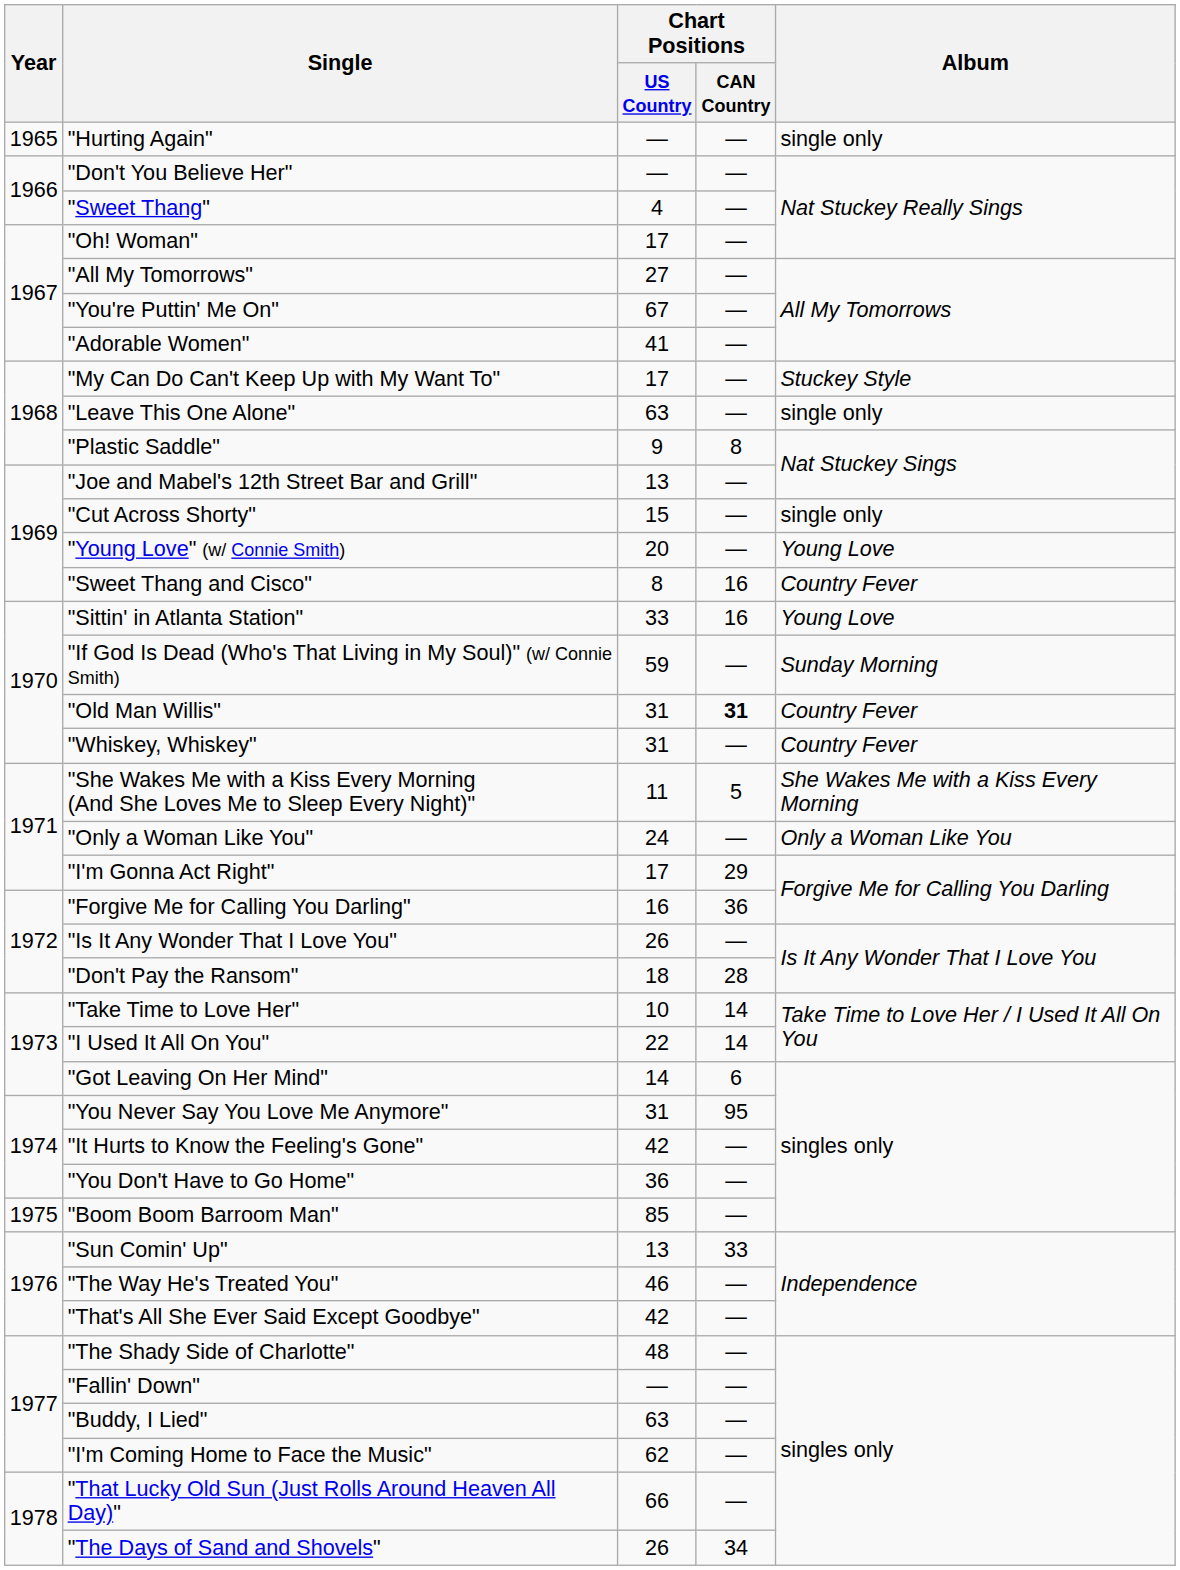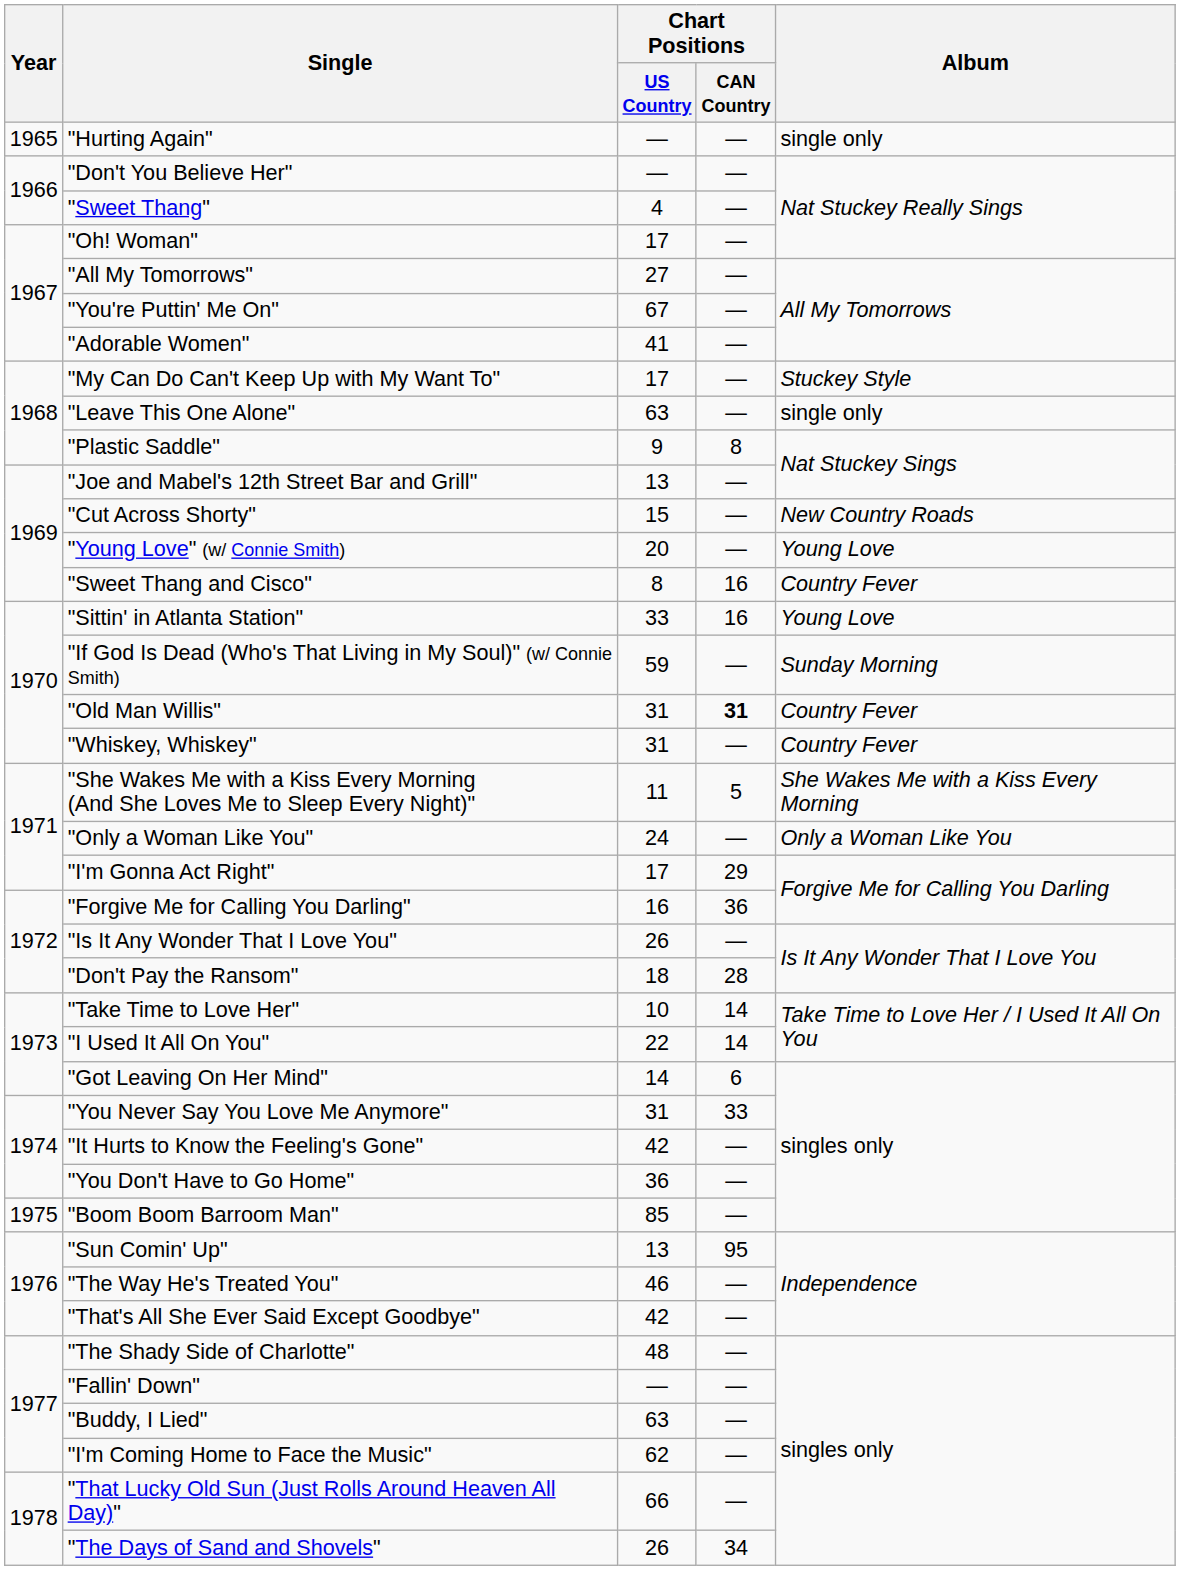(831, 515) single only -> (877, 515) New Country Roads
(736, 1112) 95 -> (736, 1112) 33
(736, 1249) 33 -> (736, 1249) 95
